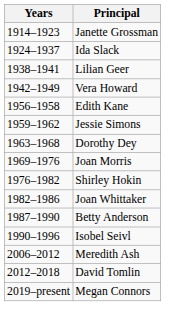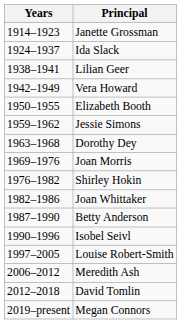+ row: (113, 106)
- row: (102, 106)
+ row: (125, 254)
